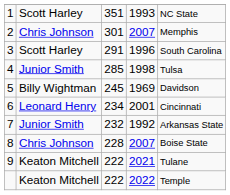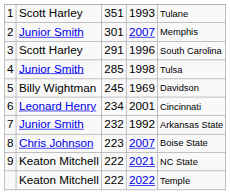(179, 14) NC State -> (174, 14) Tulane
(56, 32) Chris Johnson -> (51, 32) Junior Smith
(114, 143) 228 -> (114, 143) 223
(174, 162) Tulane -> (179, 162) NC State
